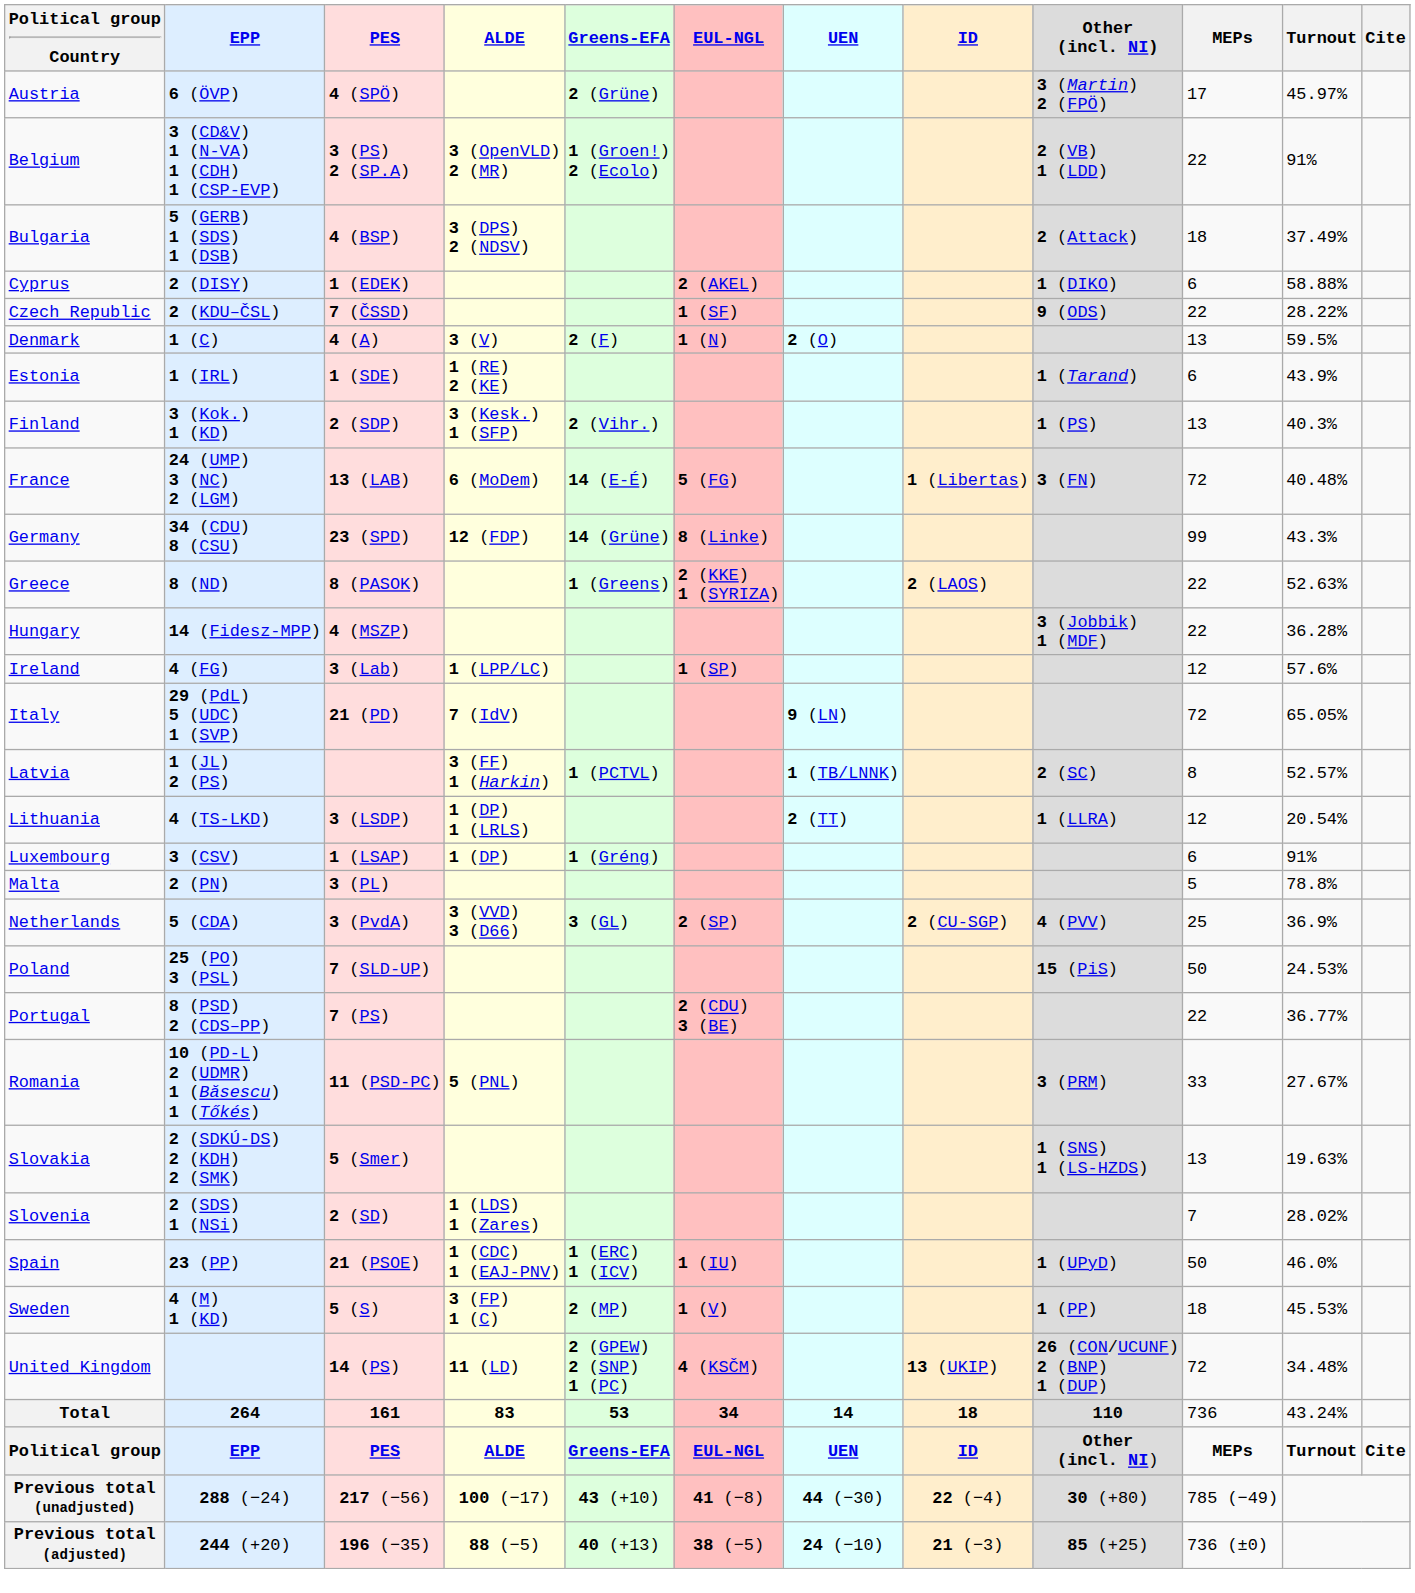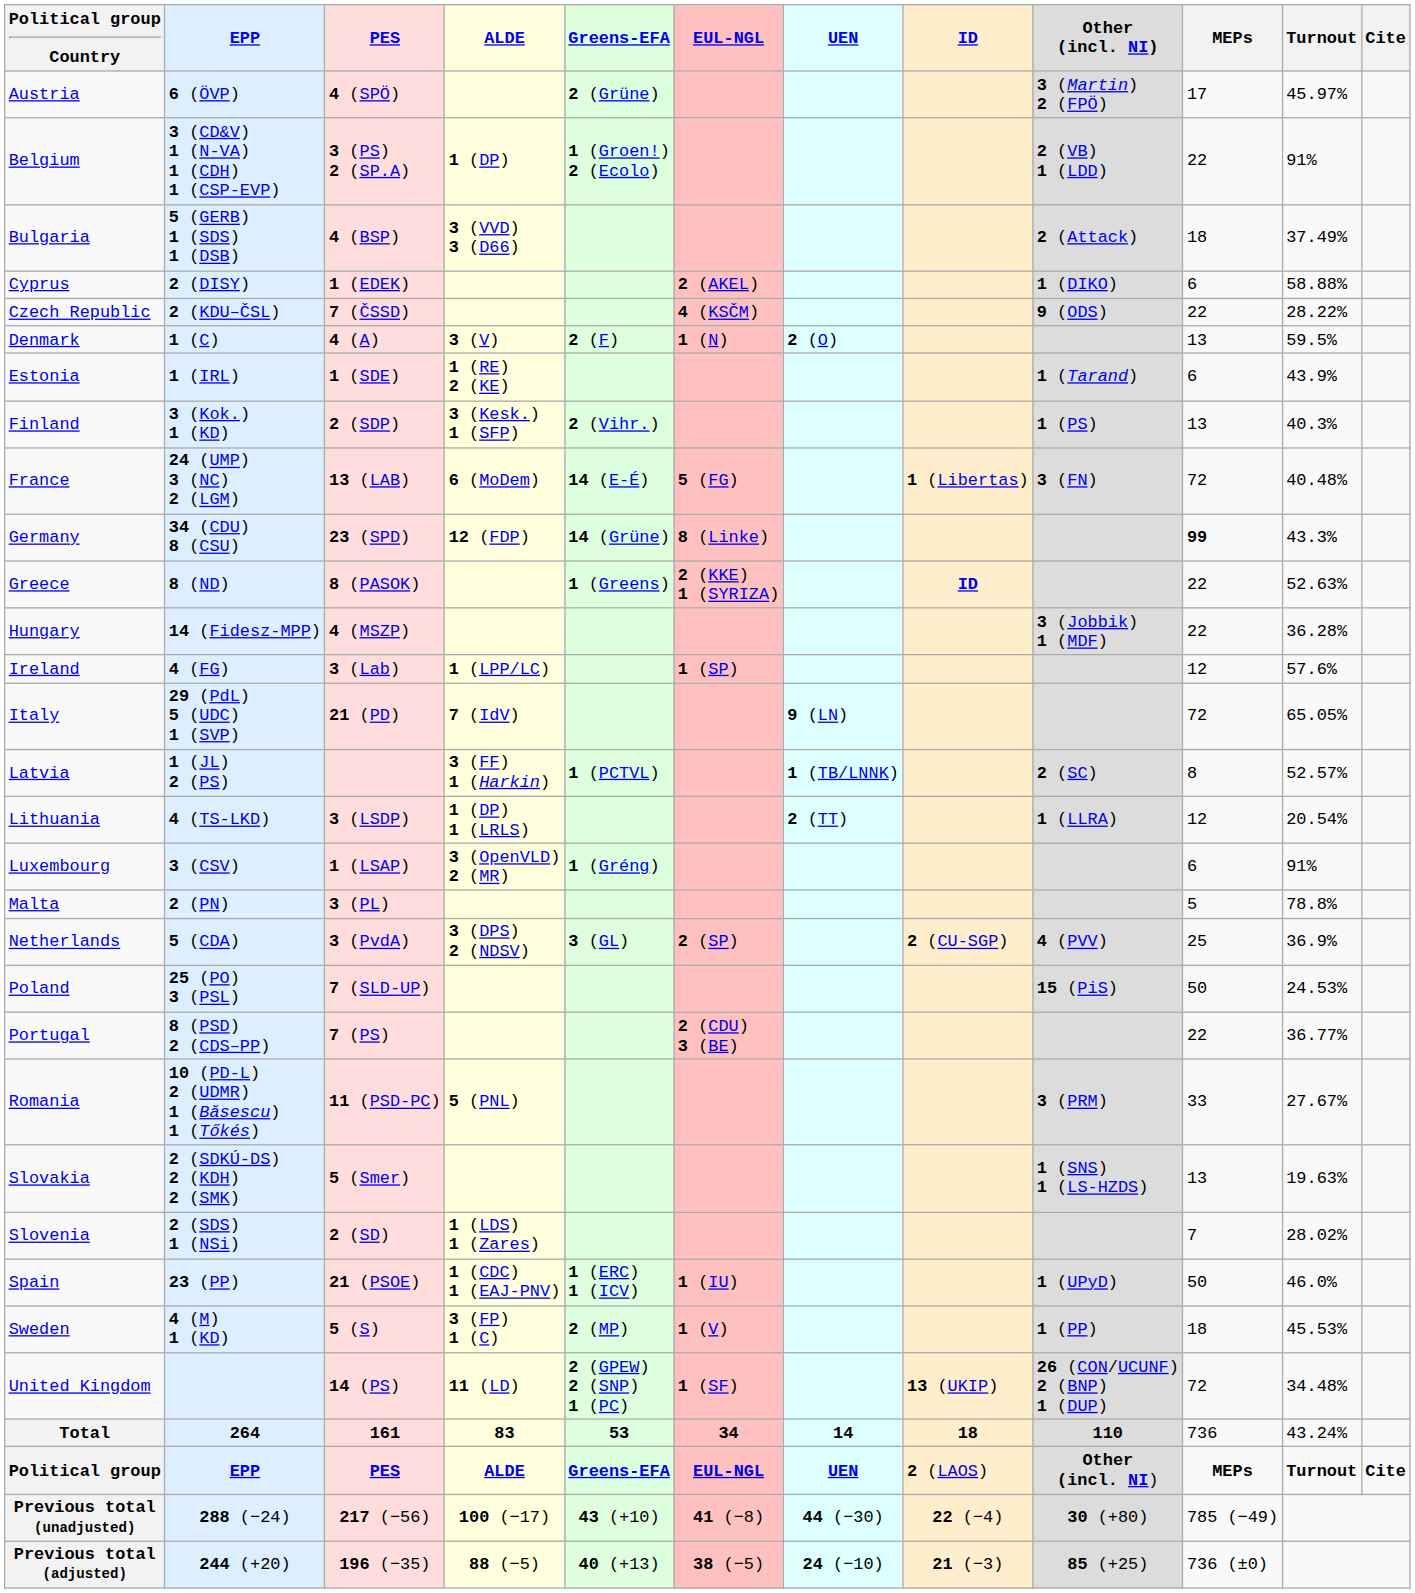(504, 161) 3 (OpenVLD) 2 (MR) -> (479, 161) 1 (DP)
(489, 238) 3 (DPS) 2 (NDSV) -> (484, 238) 3 (VVD) 3 (D66)
(708, 312) 1 (SF) -> (718, 312) 4 (KSČM)
(1197, 538) normal -> (1197, 538) bold
(948, 585) 2 (LAOS) -> (968, 585) ID
(479, 857) 1 (DP) -> (504, 867) 3 (OpenVLD) 2 (MR)
(484, 922) 3 (VVD) 3 (D66) -> (489, 942) 3 (DPS) 2 (NDSV)
(718, 1367) 4 (KSČM) -> (708, 1386) 1 (SF)
(968, 1451) ID -> (948, 1470) 2 (LAOS)
